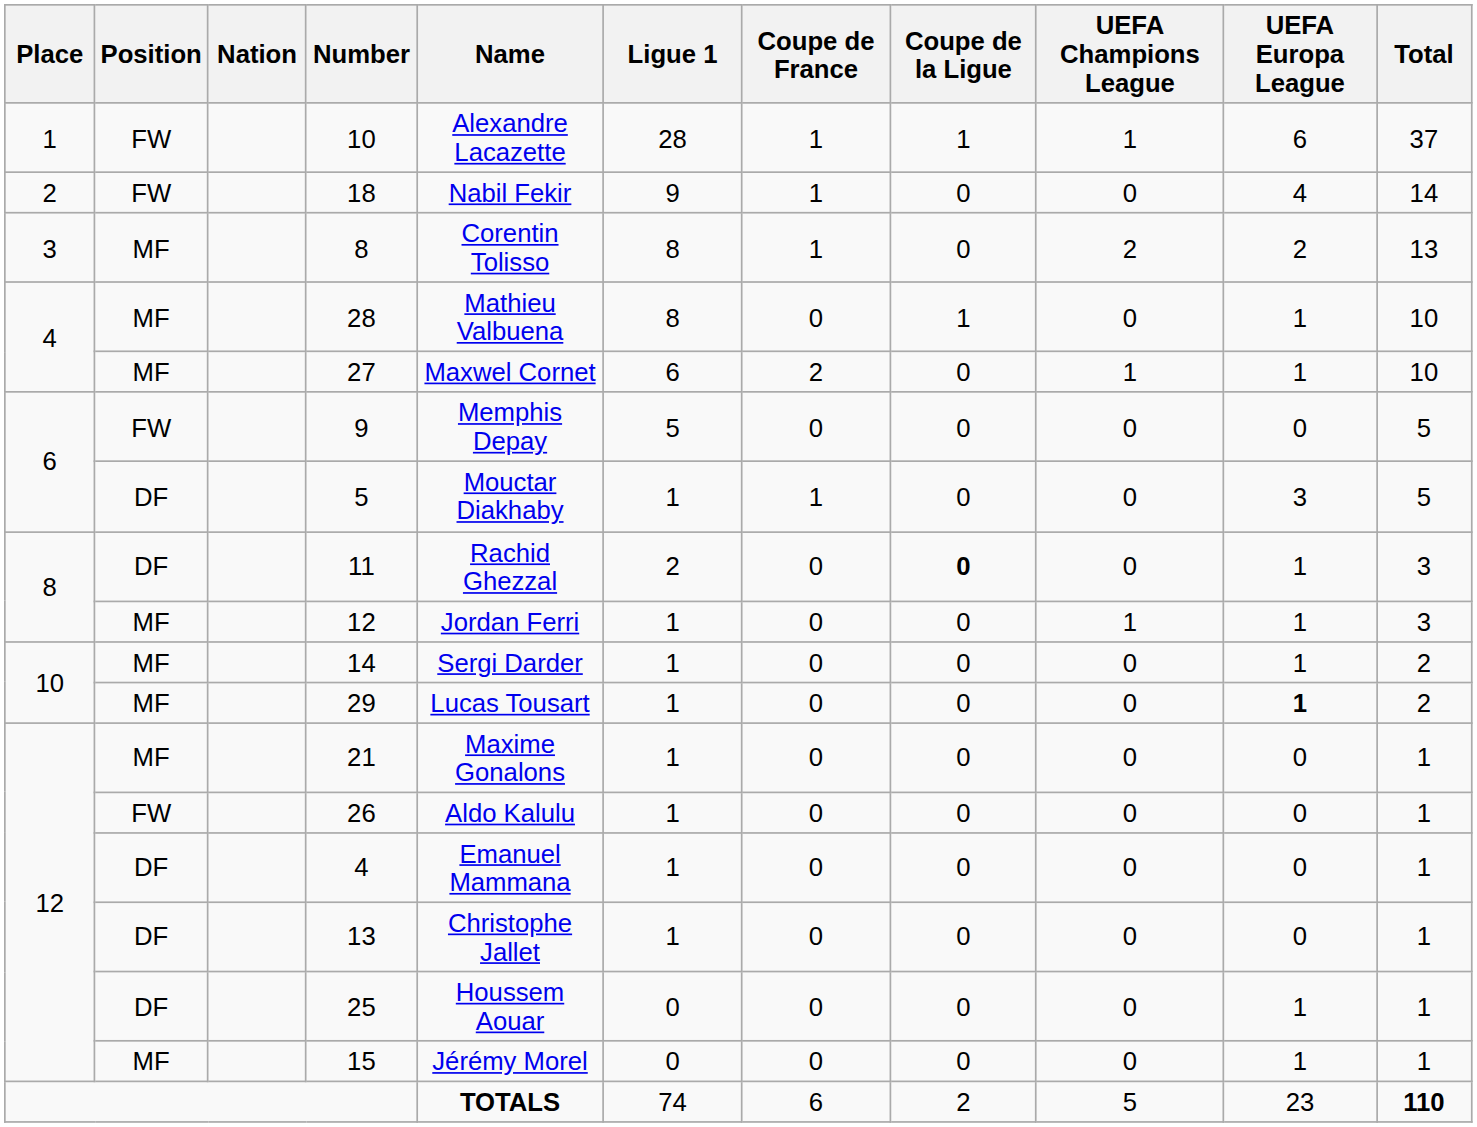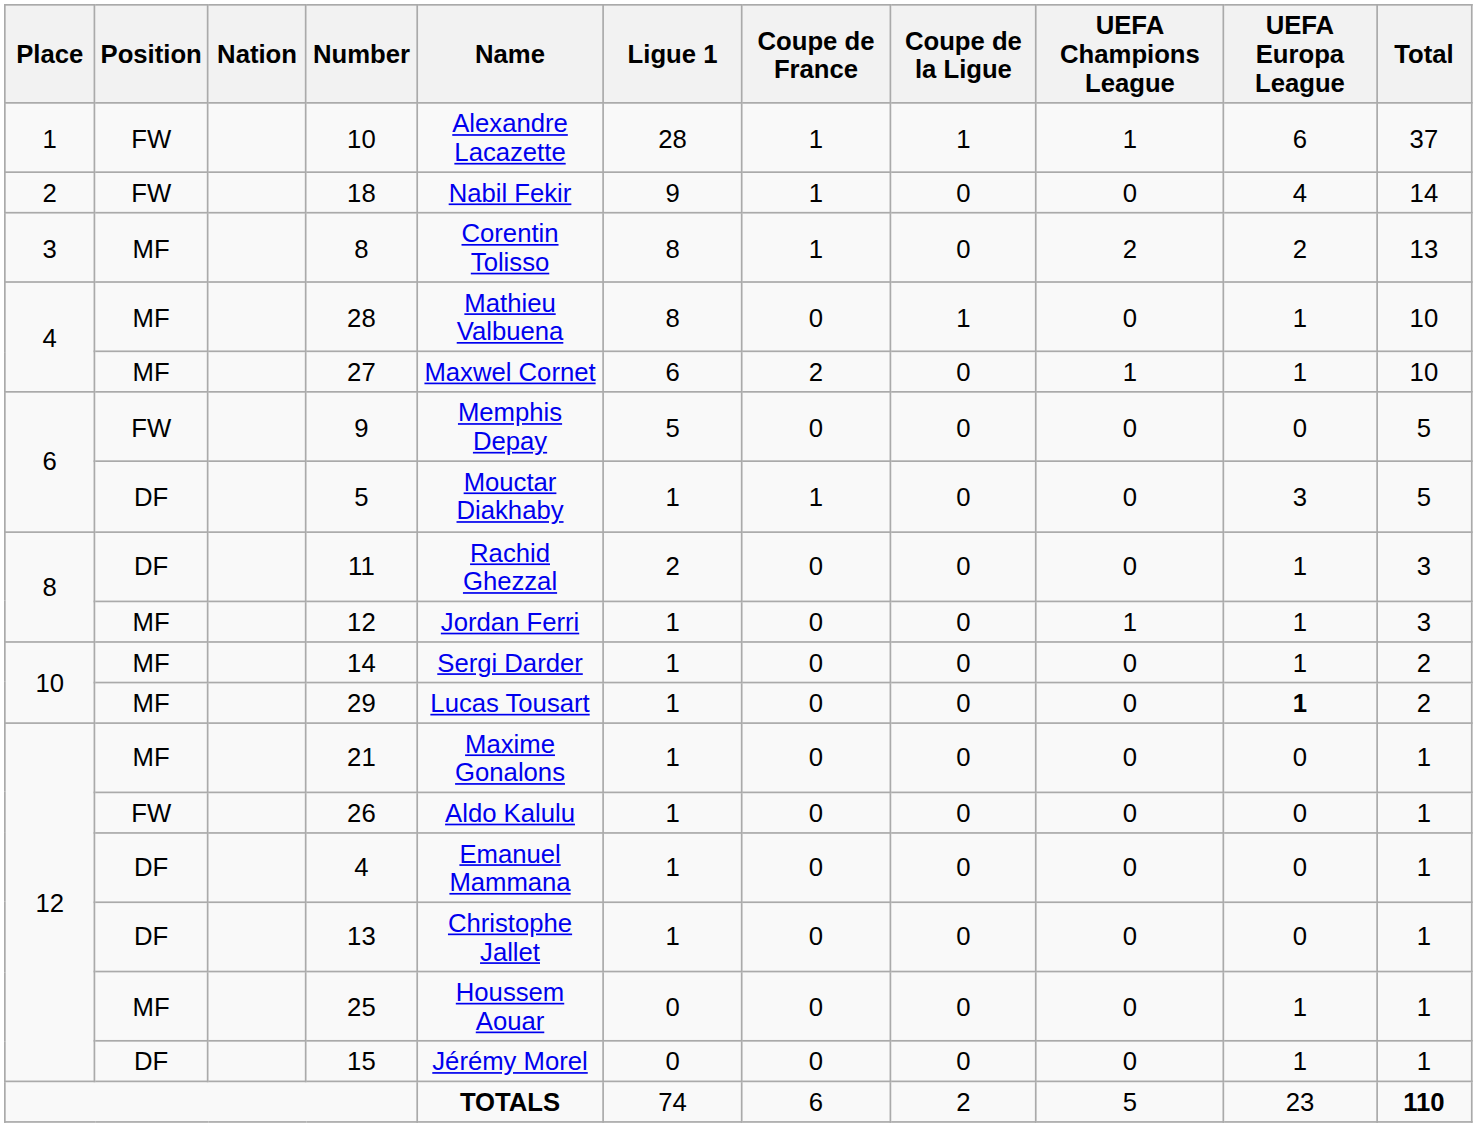(963, 566) bold -> (963, 566) normal
(151, 1006) DF -> (151, 1006) MF
(151, 1061) MF -> (151, 1061) DF
